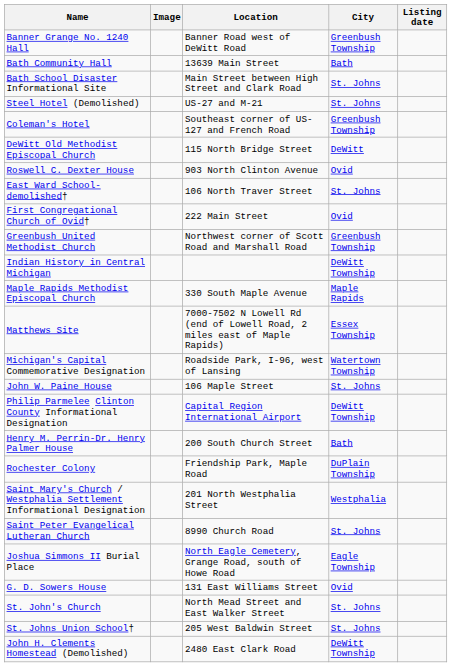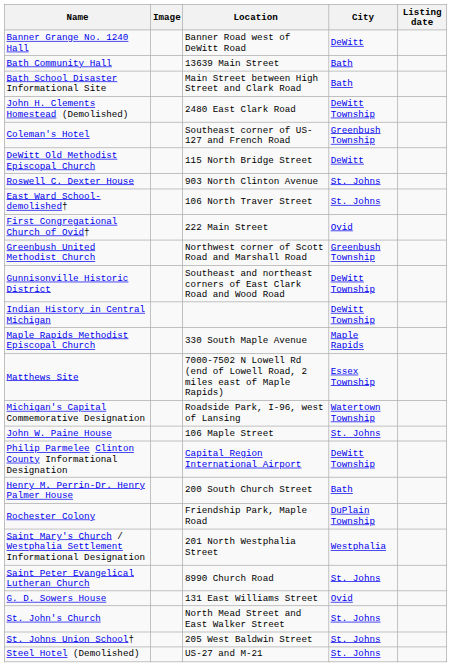(356, 43) Greenbush Township -> (347, 43) DeWitt
(356, 84) St. Johns -> (342, 84) Bath
rows swapped: (67, 649) <-> (73, 104)
(342, 170) Ovid -> (356, 181) St. Johns
+ row: (67, 284)
- row: (73, 562)
